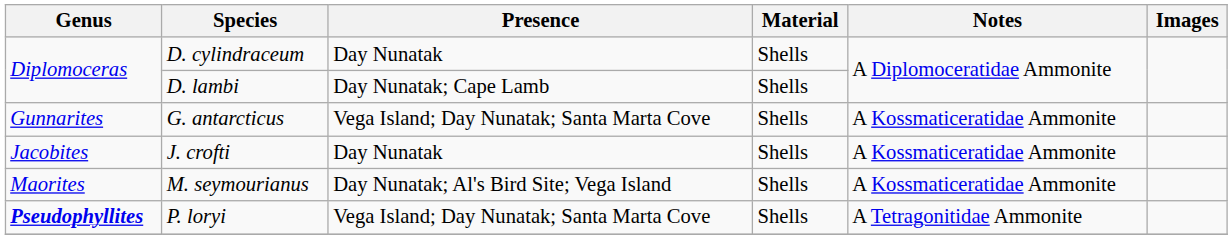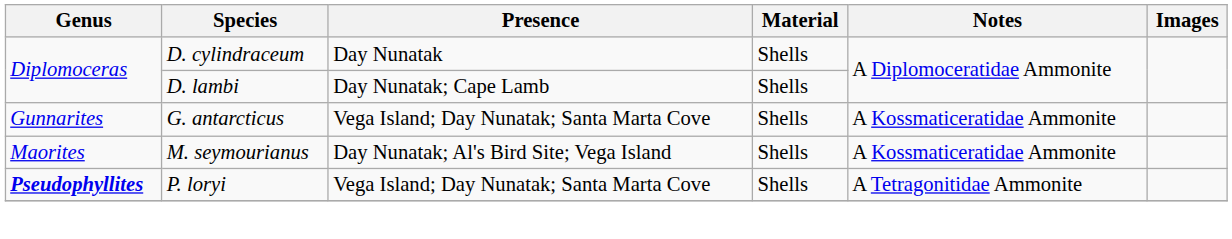- row: (198, 151)
